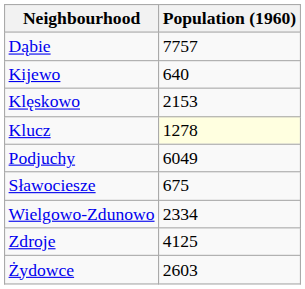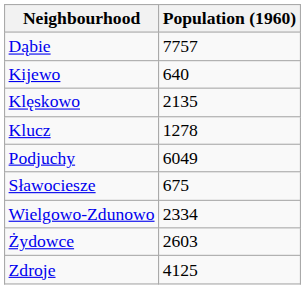(180, 102) 2153 -> (180, 102) 2135
(180, 130) lightyellow background -> (180, 130) no background
rows swapped: (32, 241) <-> (41, 269)
